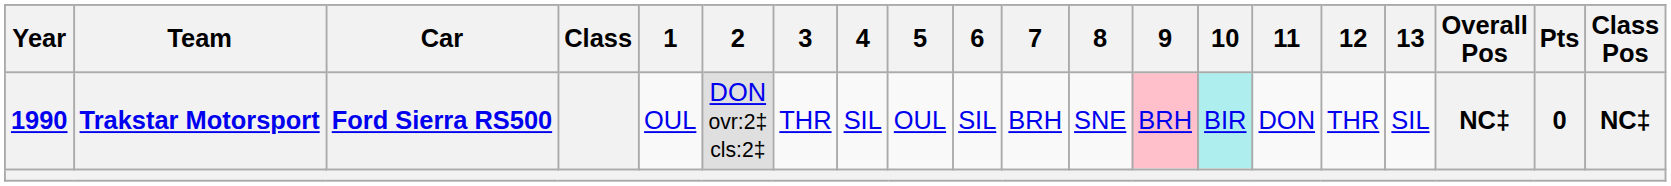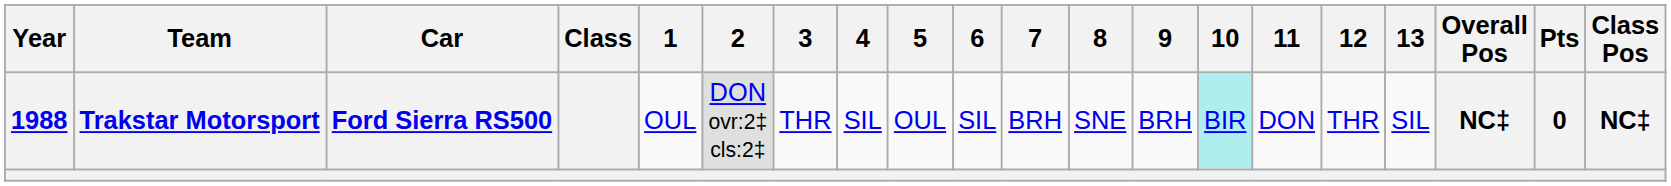(39, 121) 1990 -> (39, 121) 1988
(1165, 121) pink background -> (1165, 121) no background
